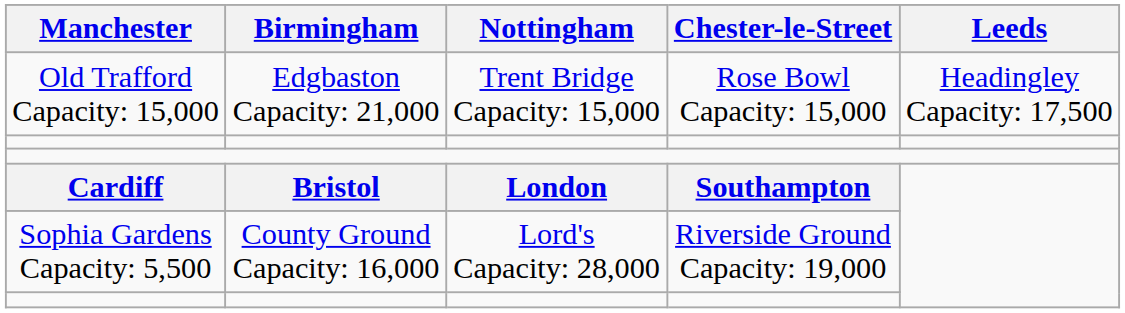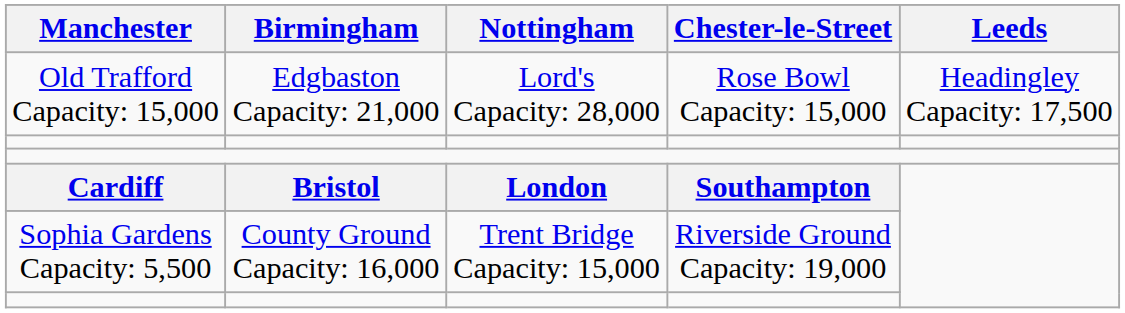(557, 93) Trent Bridge Capacity: 15,000 -> (557, 93) Lord's Capacity: 28,000
(557, 251) Lord's Capacity: 28,000 -> (557, 251) Trent Bridge Capacity: 15,000
